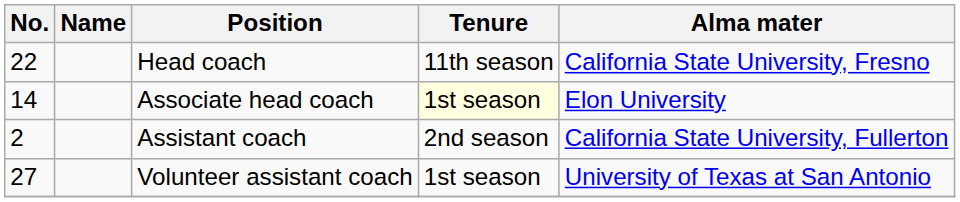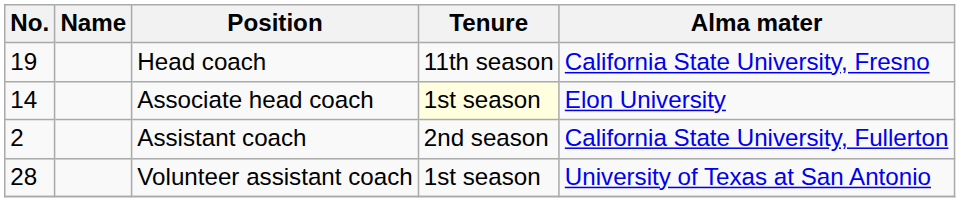(24, 61) 22 -> (24, 61) 19
(24, 176) 27 -> (24, 176) 28
